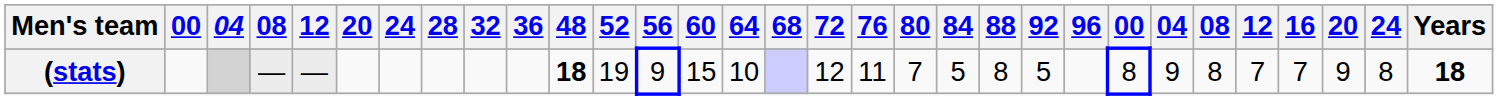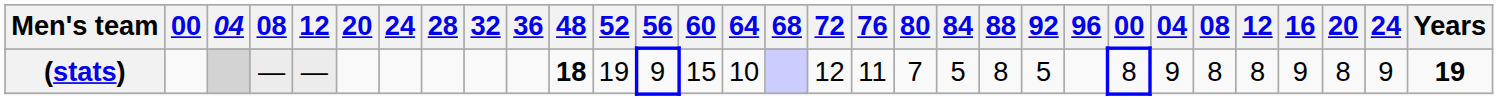(1258, 70) 7 -> (1258, 70) 8
(1300, 70) 7 -> (1300, 70) 9
(1343, 70) 9 -> (1343, 70) 8
(1386, 70) 8 -> (1386, 70) 9
(1450, 70) 18 -> (1450, 70) 19
